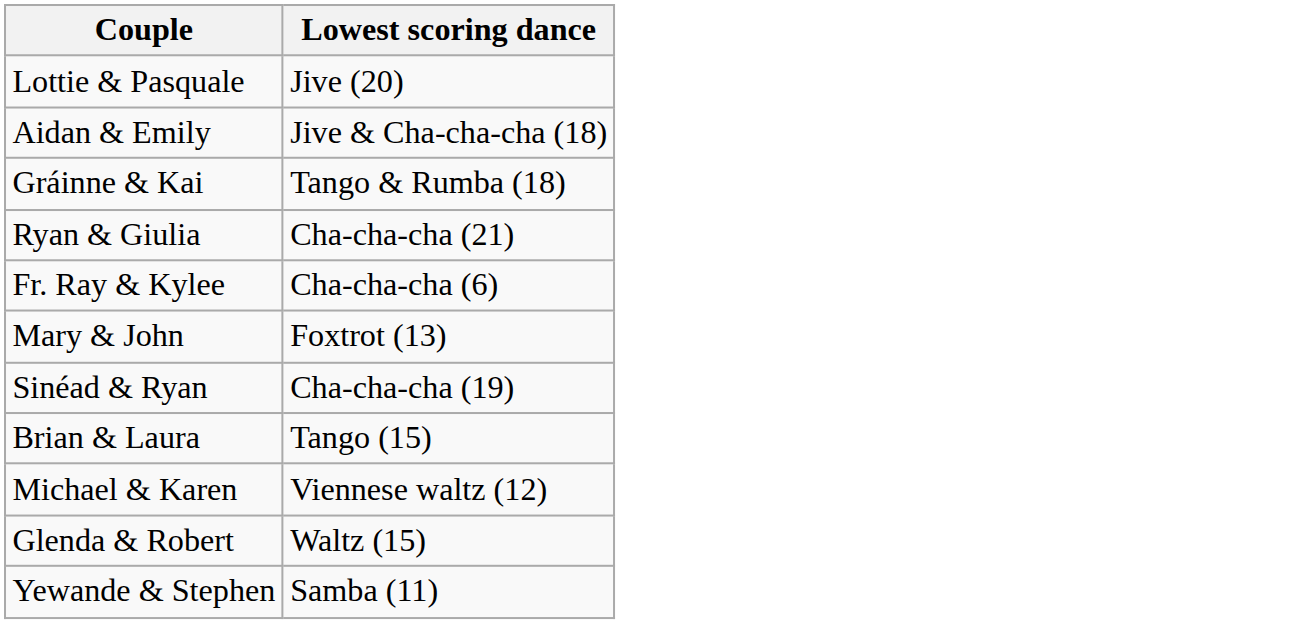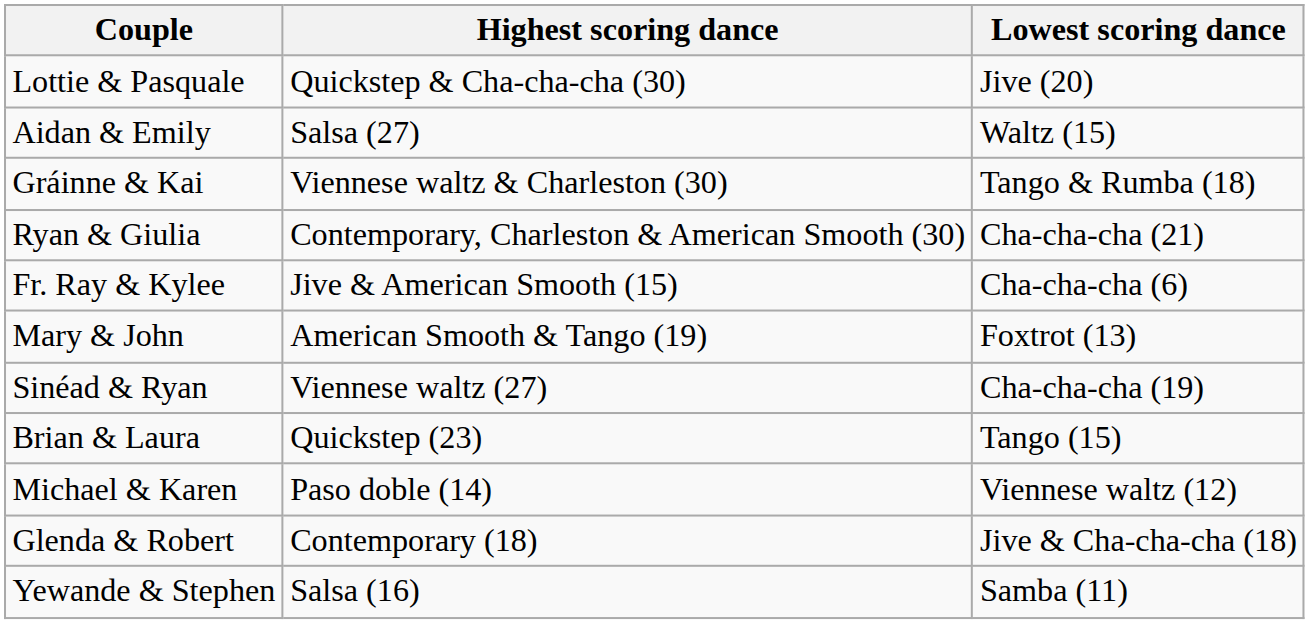+ column: (628, 30)
(449, 132) Jive & Cha-cha-cha (18) -> (1048, 132) Waltz (15)
(358, 540) Waltz (15) -> (1138, 540) Jive & Cha-cha-cha (18)
